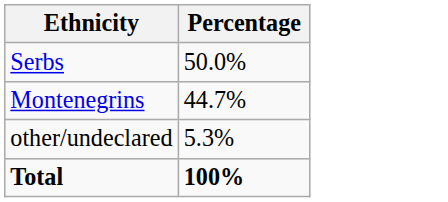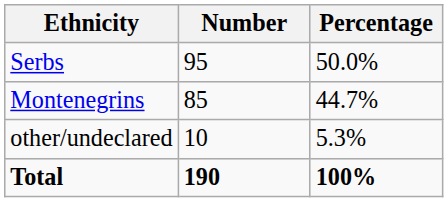+ column: (244, 23)
